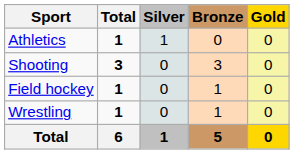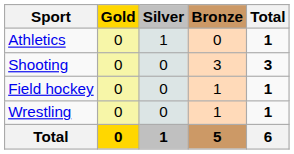columns swapped: (268, 16) <-> (118, 16)
